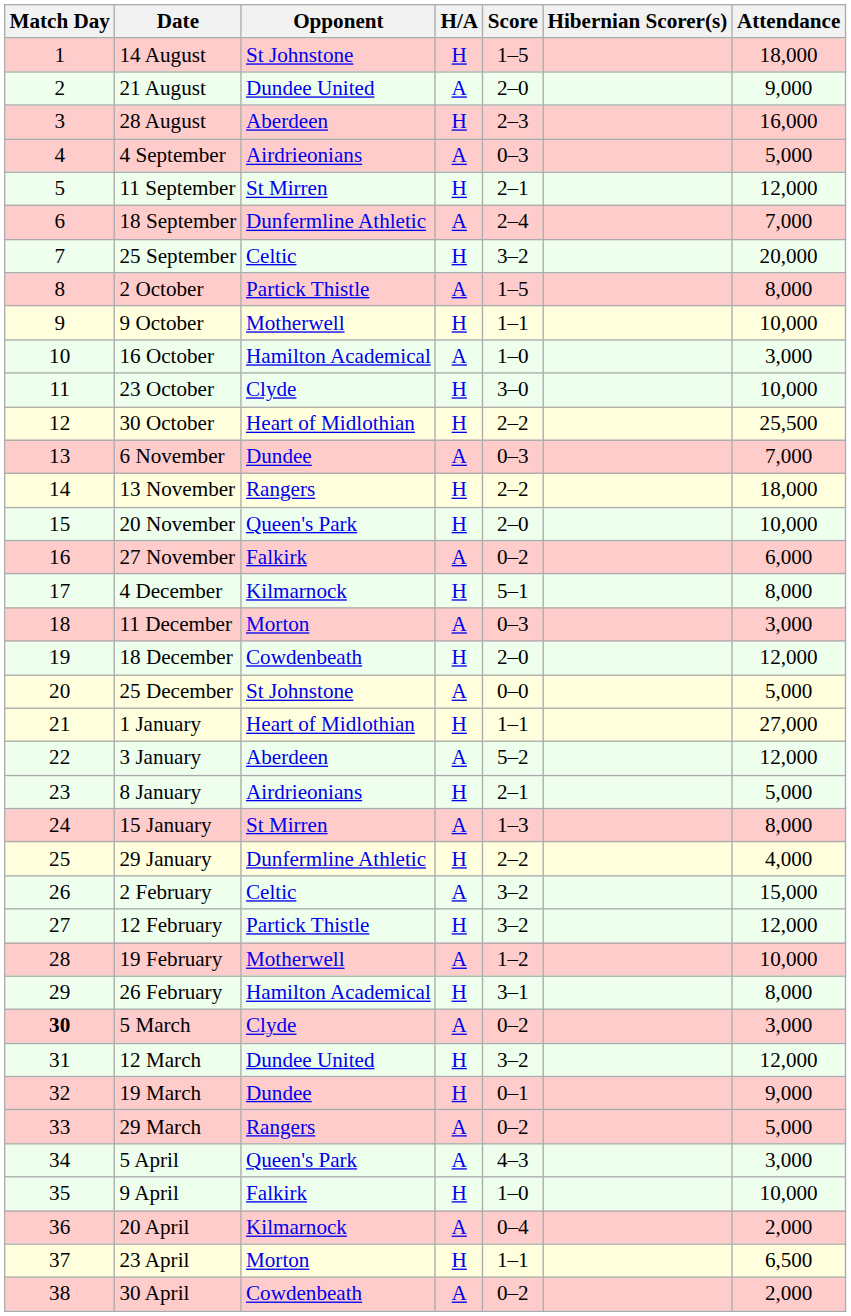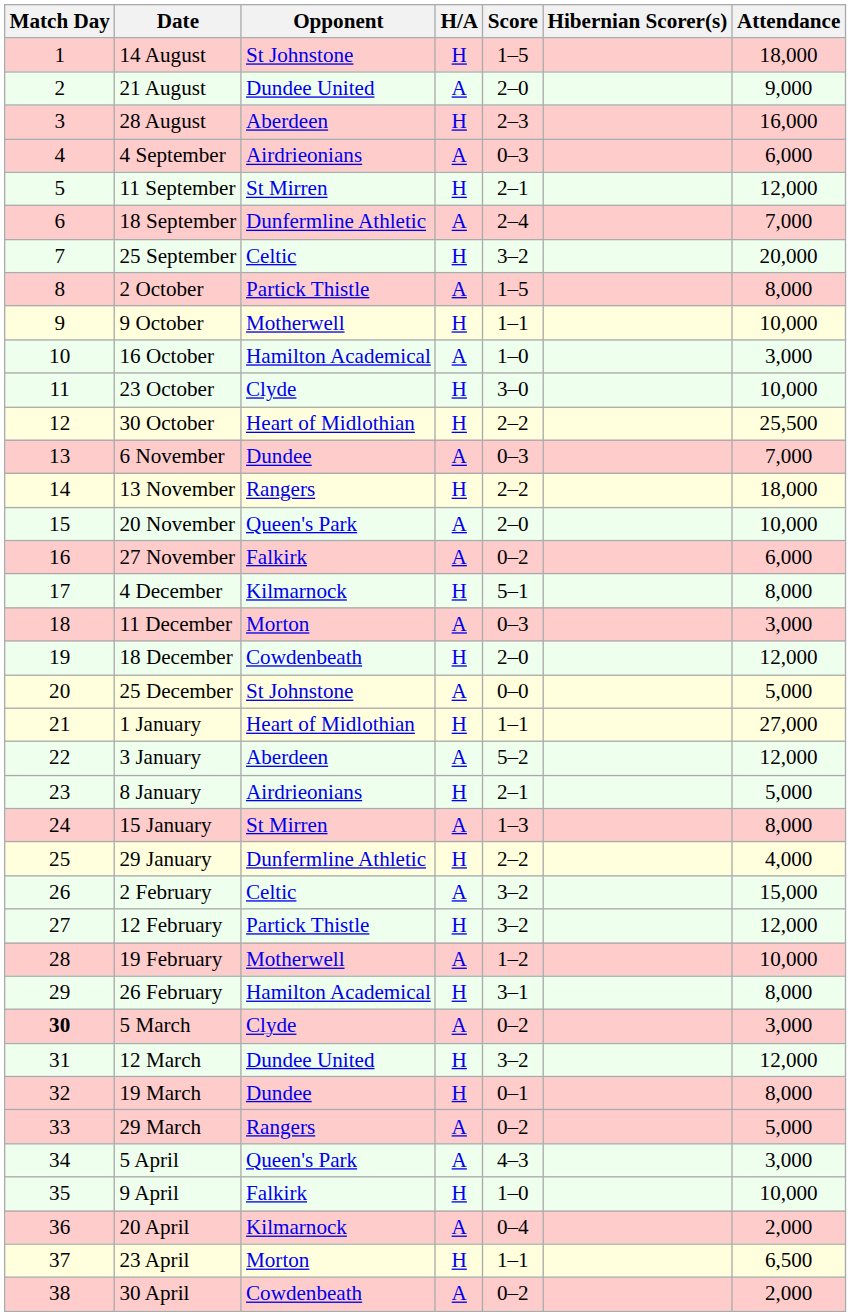(789, 155) 5,000 -> (789, 155) 6,000
(459, 523) H -> (459, 523) A
(789, 1093) 9,000 -> (789, 1093) 8,000
